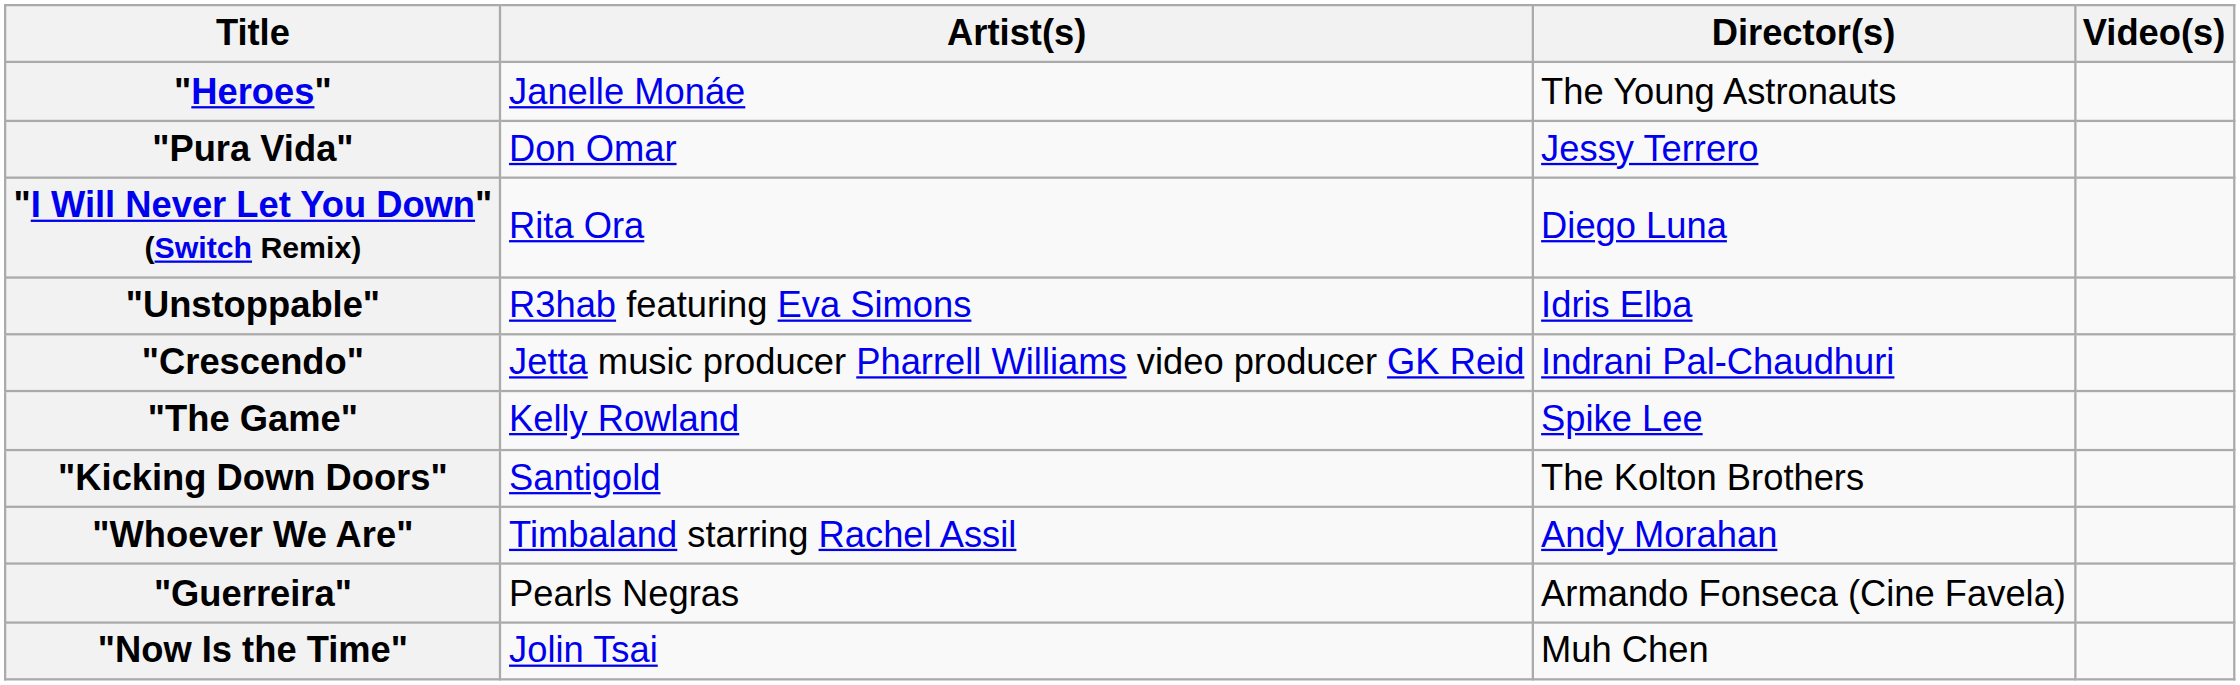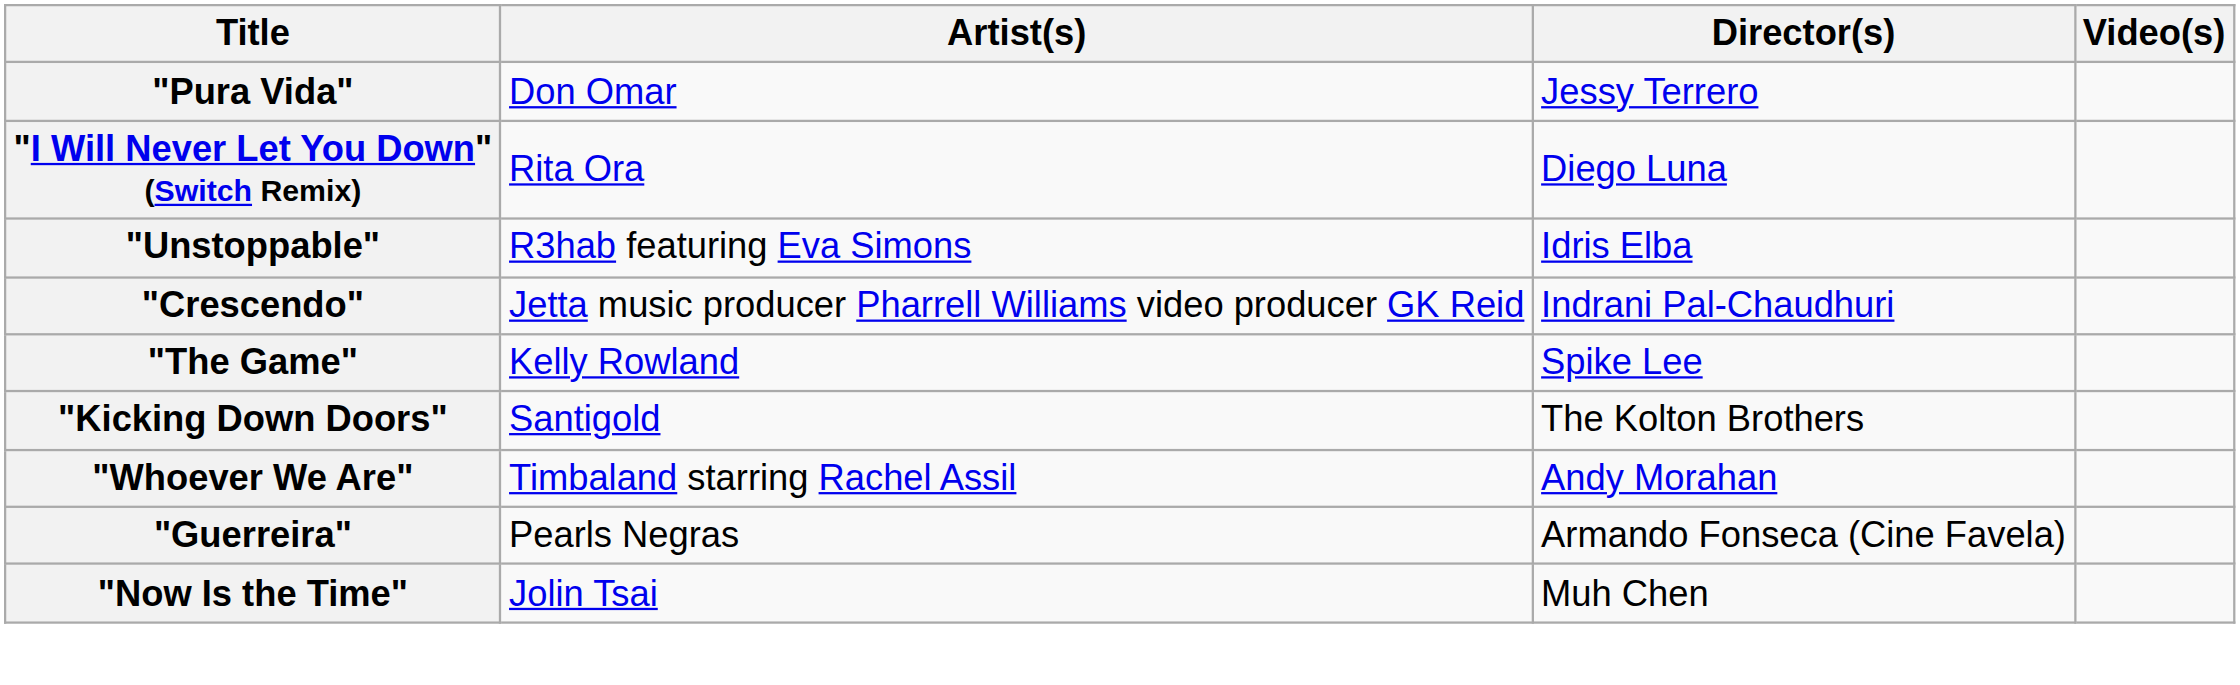- row: (253, 90)
